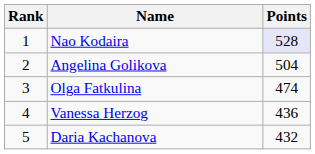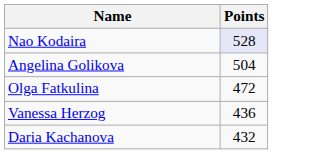- column: (26, 16)
(287, 88) 474 -> (244, 88) 472
